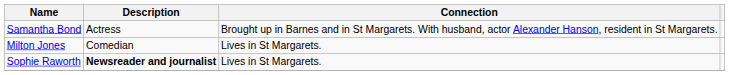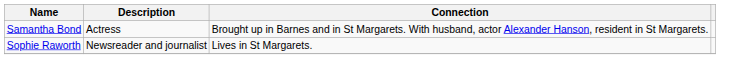- row: (36, 45)
(151, 62) bold -> (147, 45) normal
